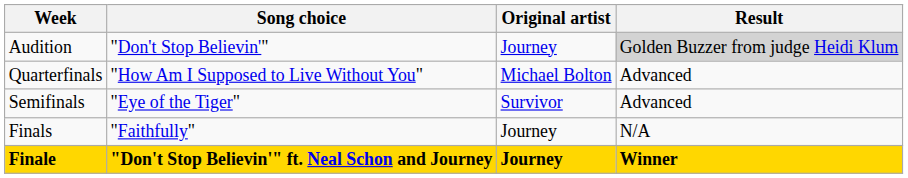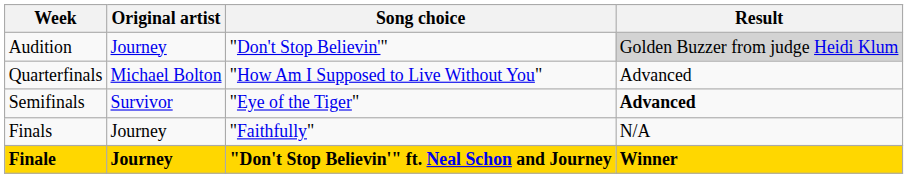columns swapped: (301, 18) <-> (556, 18)
(656, 103) normal -> (658, 103) bold
